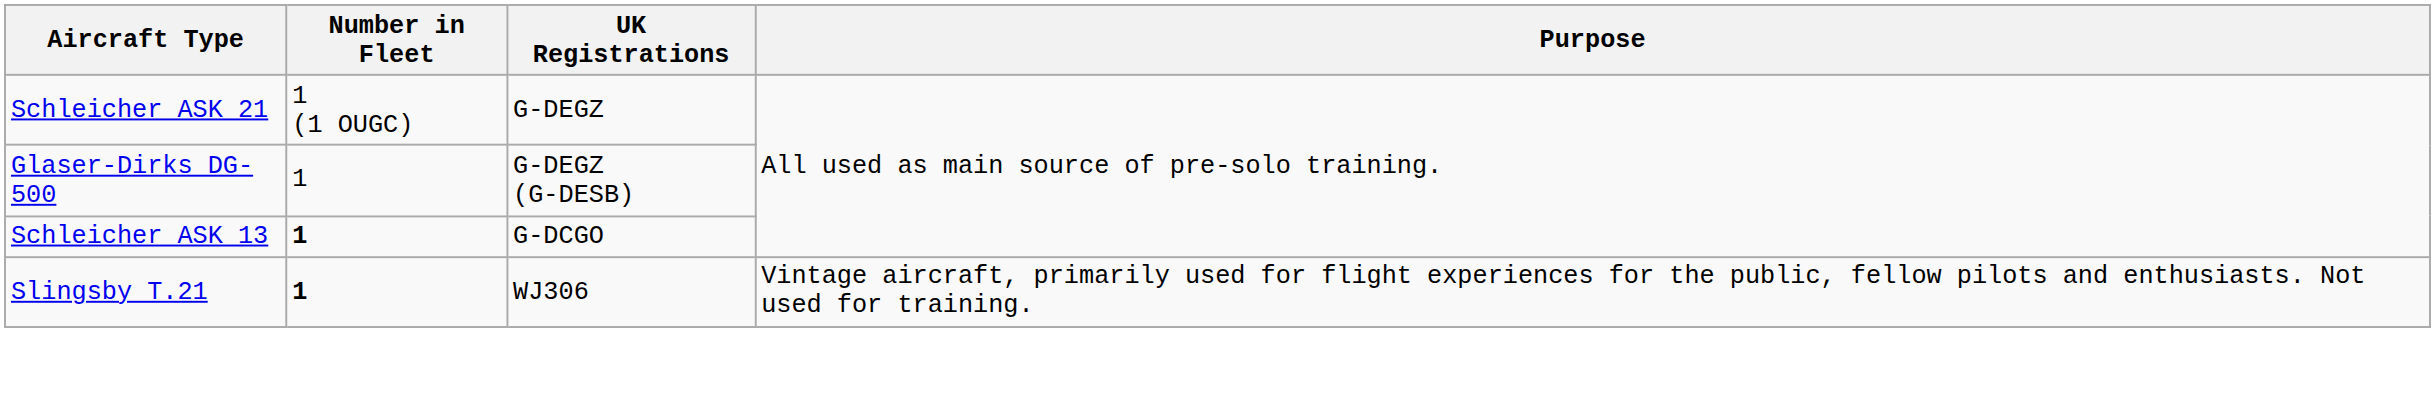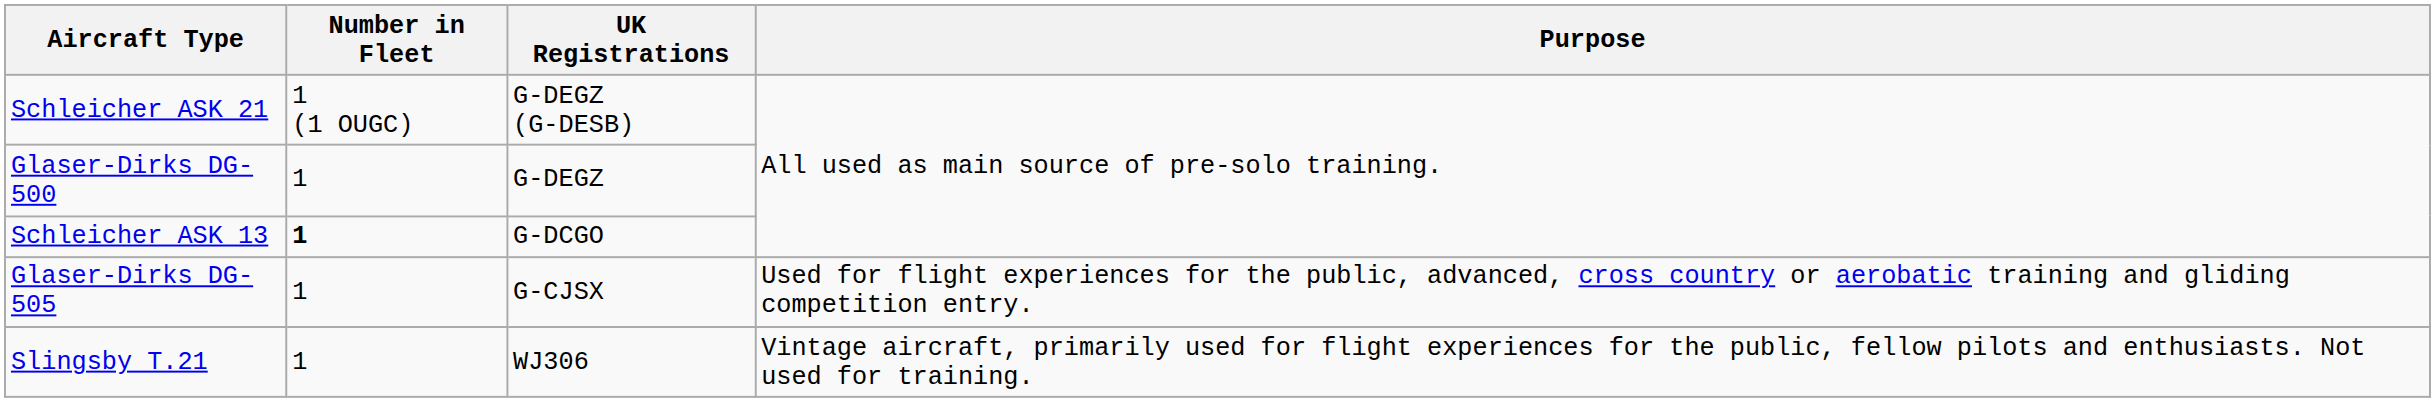(559, 110) G-DEGZ -> (574, 110) G-DEGZ (G-DESB)
(574, 180) G-DEGZ (G-DESB) -> (559, 180) G-DEGZ
+ row: (132, 292)
(300, 292) bold -> (300, 362) normal
